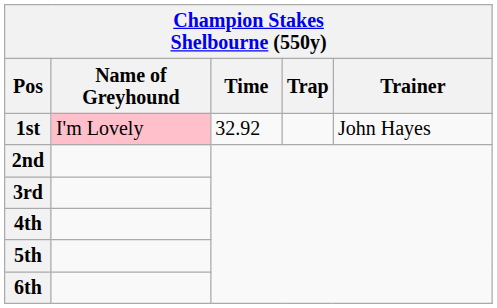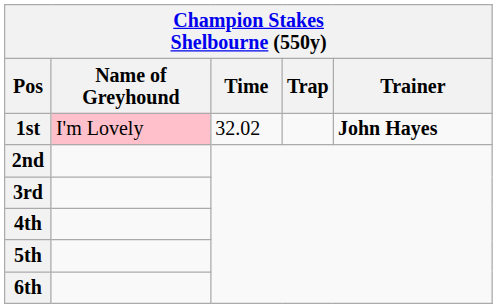(238, 128) 32.92 -> (238, 128) 32.02
(384, 128) normal -> (388, 128) bold
